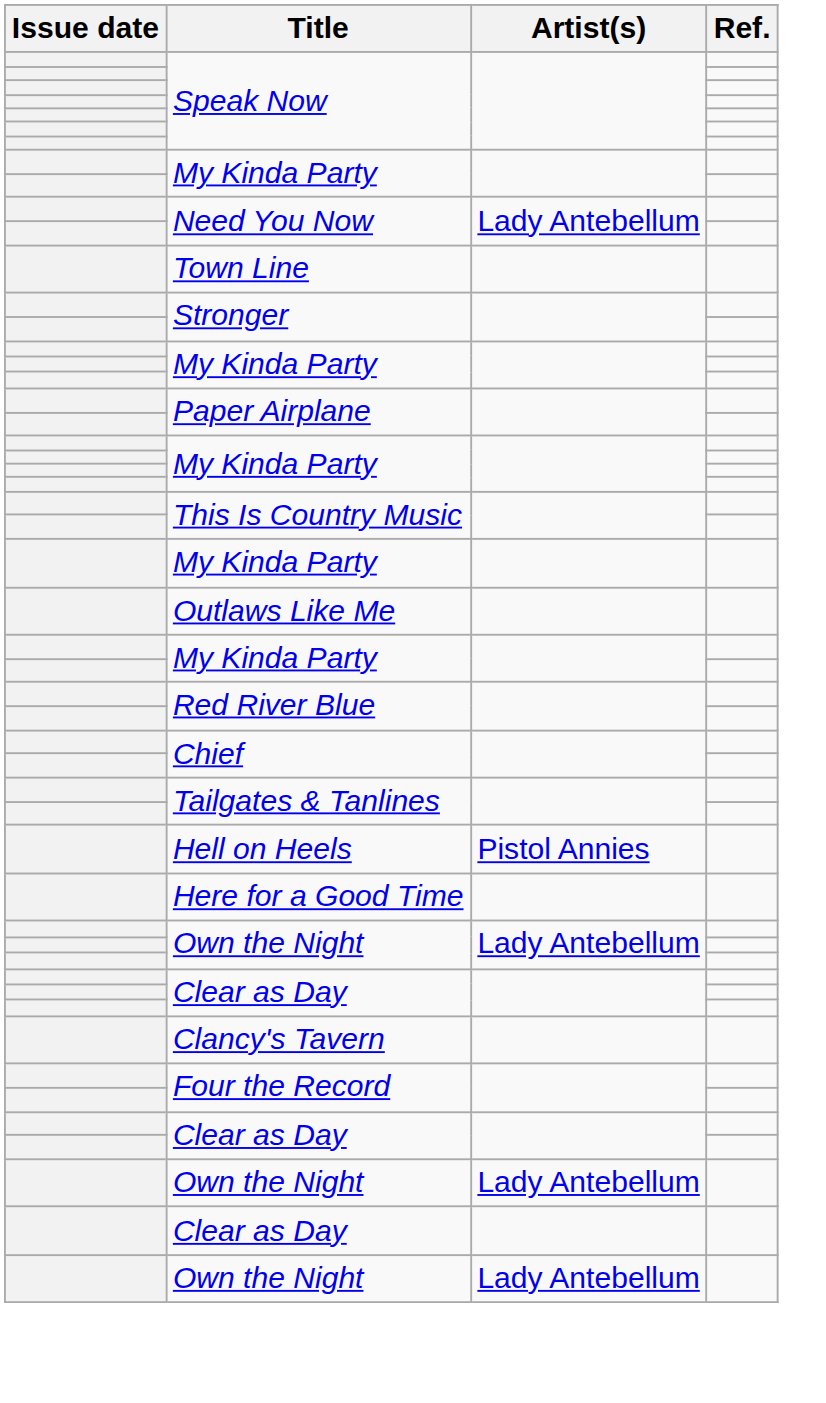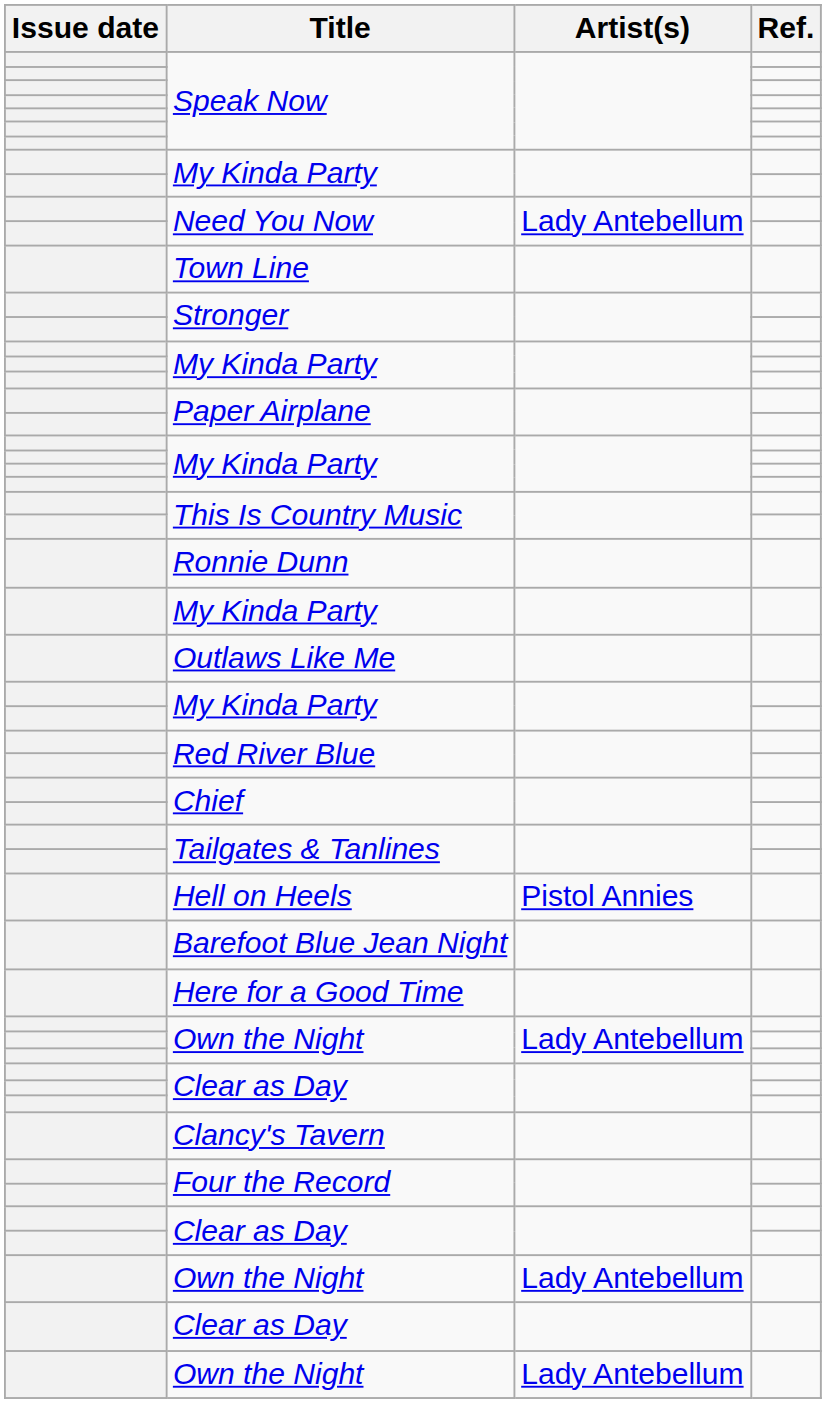+ row: (261, 562)
+ row: (340, 944)
